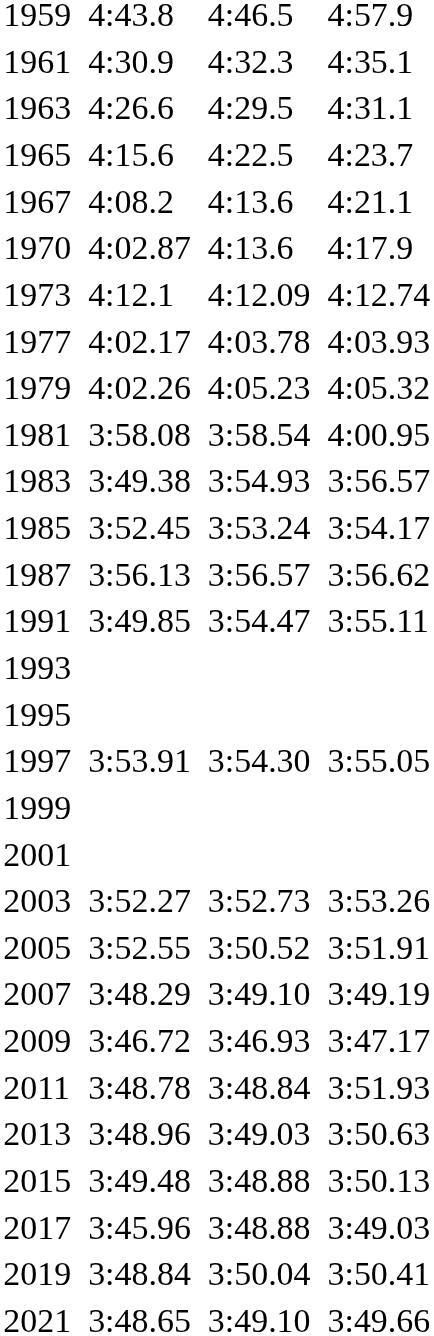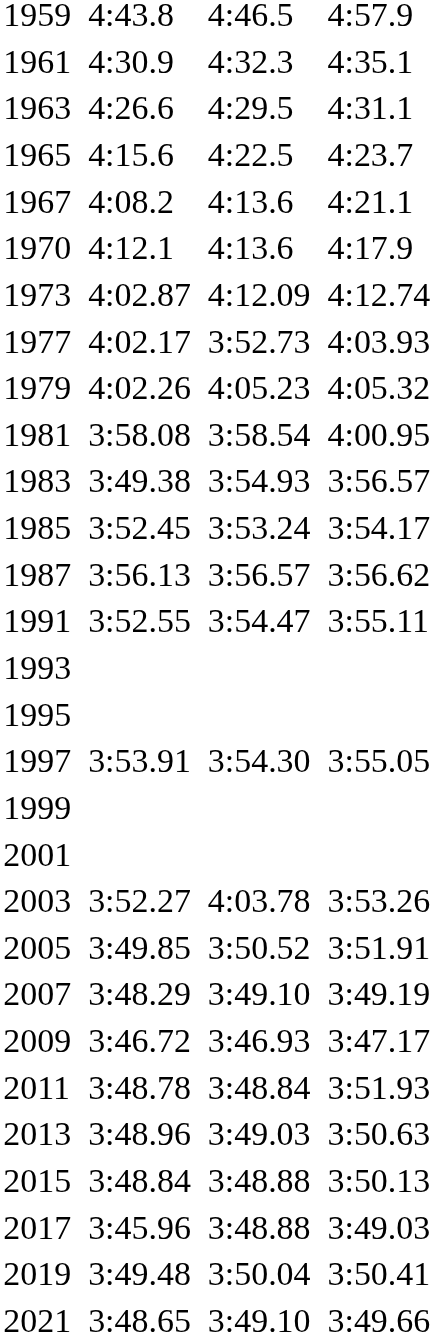(140, 248) 4:02.87 -> (131, 248) 4:12.1
(131, 294) 4:12.1 -> (140, 294) 4:02.87
(259, 341) 4:03.78 -> (259, 341) 3:52.73
(140, 621) 3:49.85 -> (140, 621) 3:52.55
(259, 901) 3:52.73 -> (259, 901) 4:03.78
(140, 947) 3:52.55 -> (140, 947) 3:49.85
(140, 1180) 3:49.48 -> (140, 1180) 3:48.84
(140, 1274) 3:48.84 -> (140, 1274) 3:49.48
